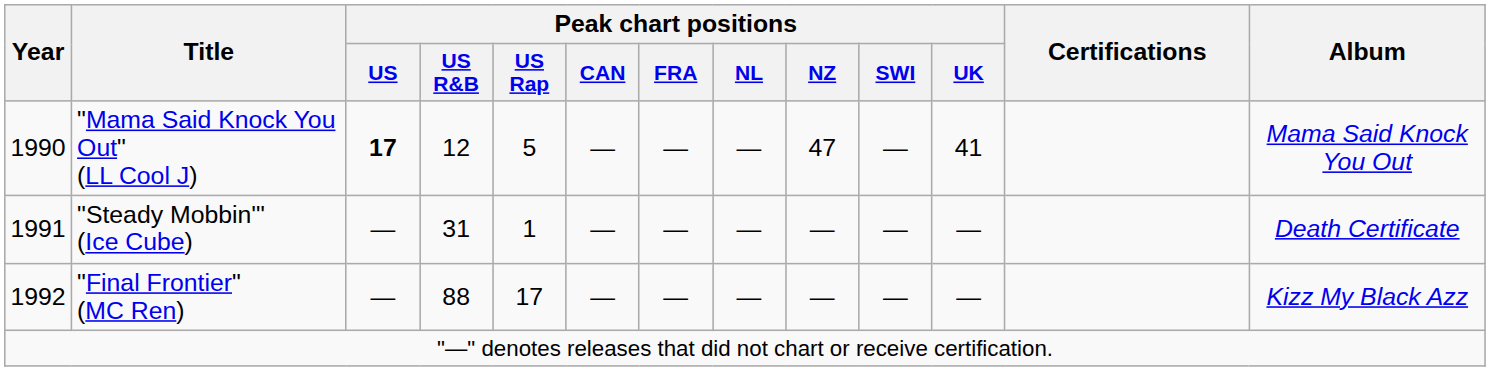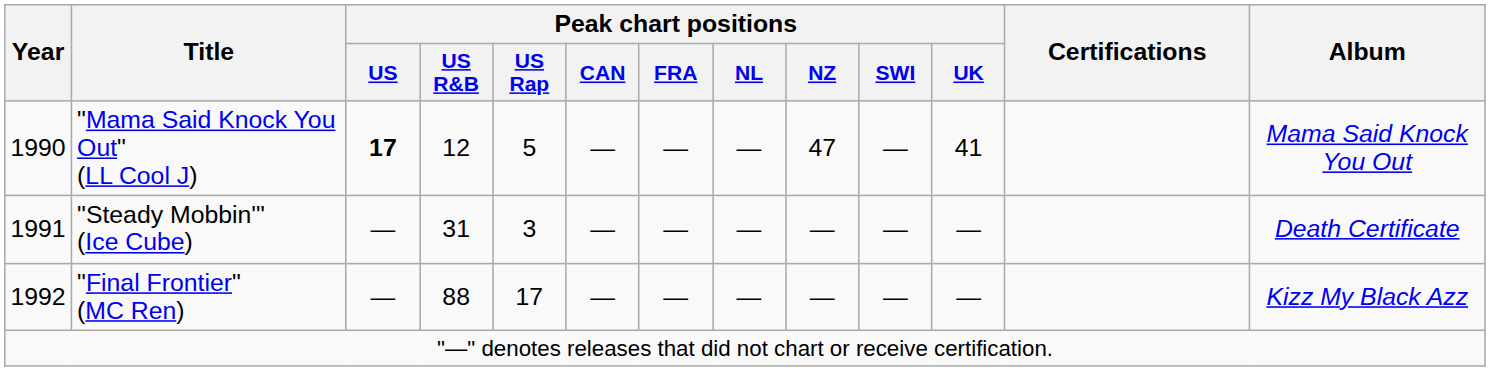(529, 229) 1 -> (529, 229) 3
